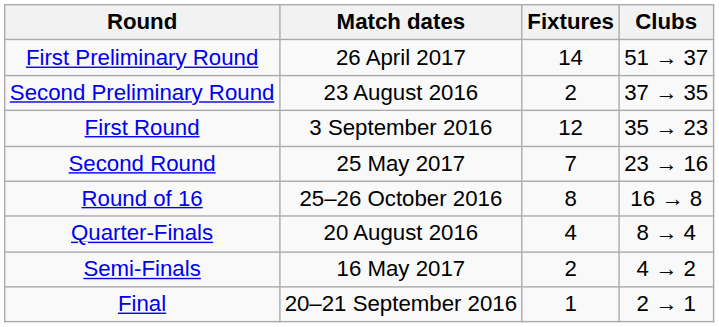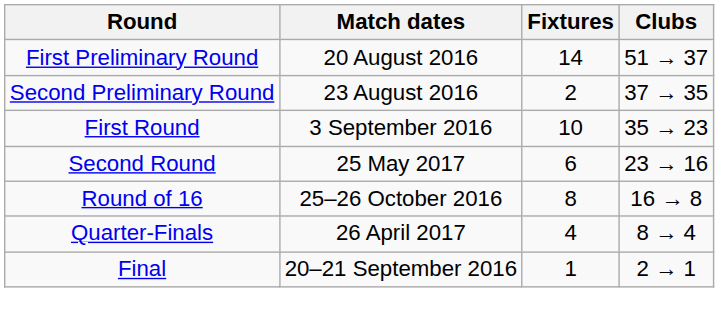(401, 57) 26 April 2017 -> (401, 57) 20 August 2016
(571, 127) 12 -> (571, 127) 10
(571, 163) 7 -> (571, 163) 6
(401, 233) 20 August 2016 -> (401, 233) 26 April 2017
- row: (142, 269)
